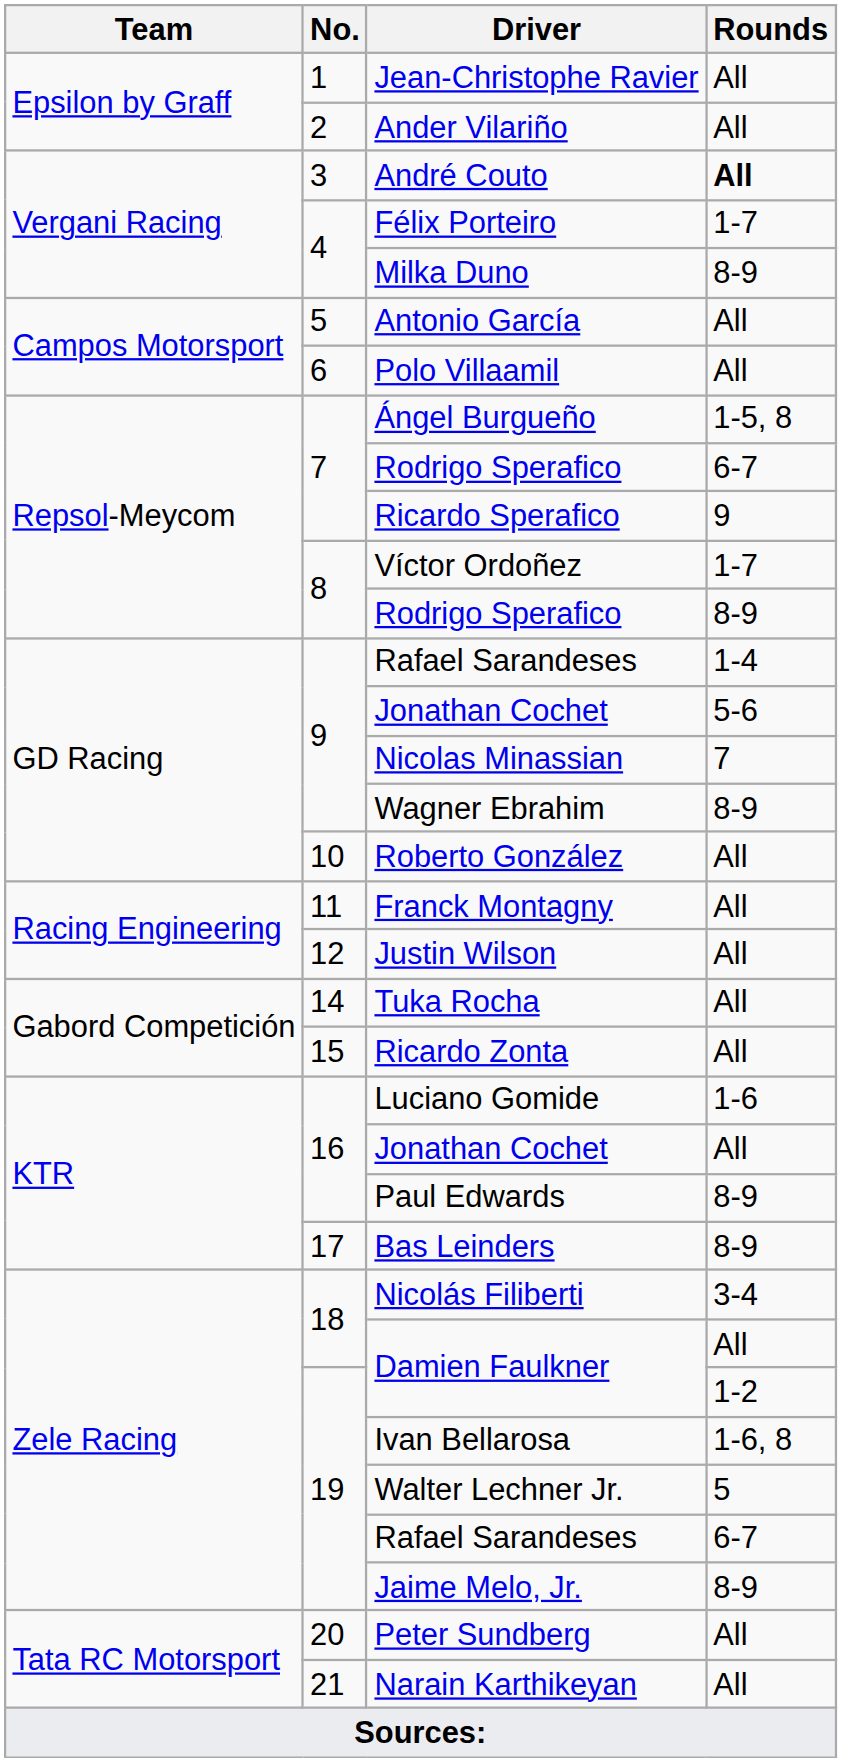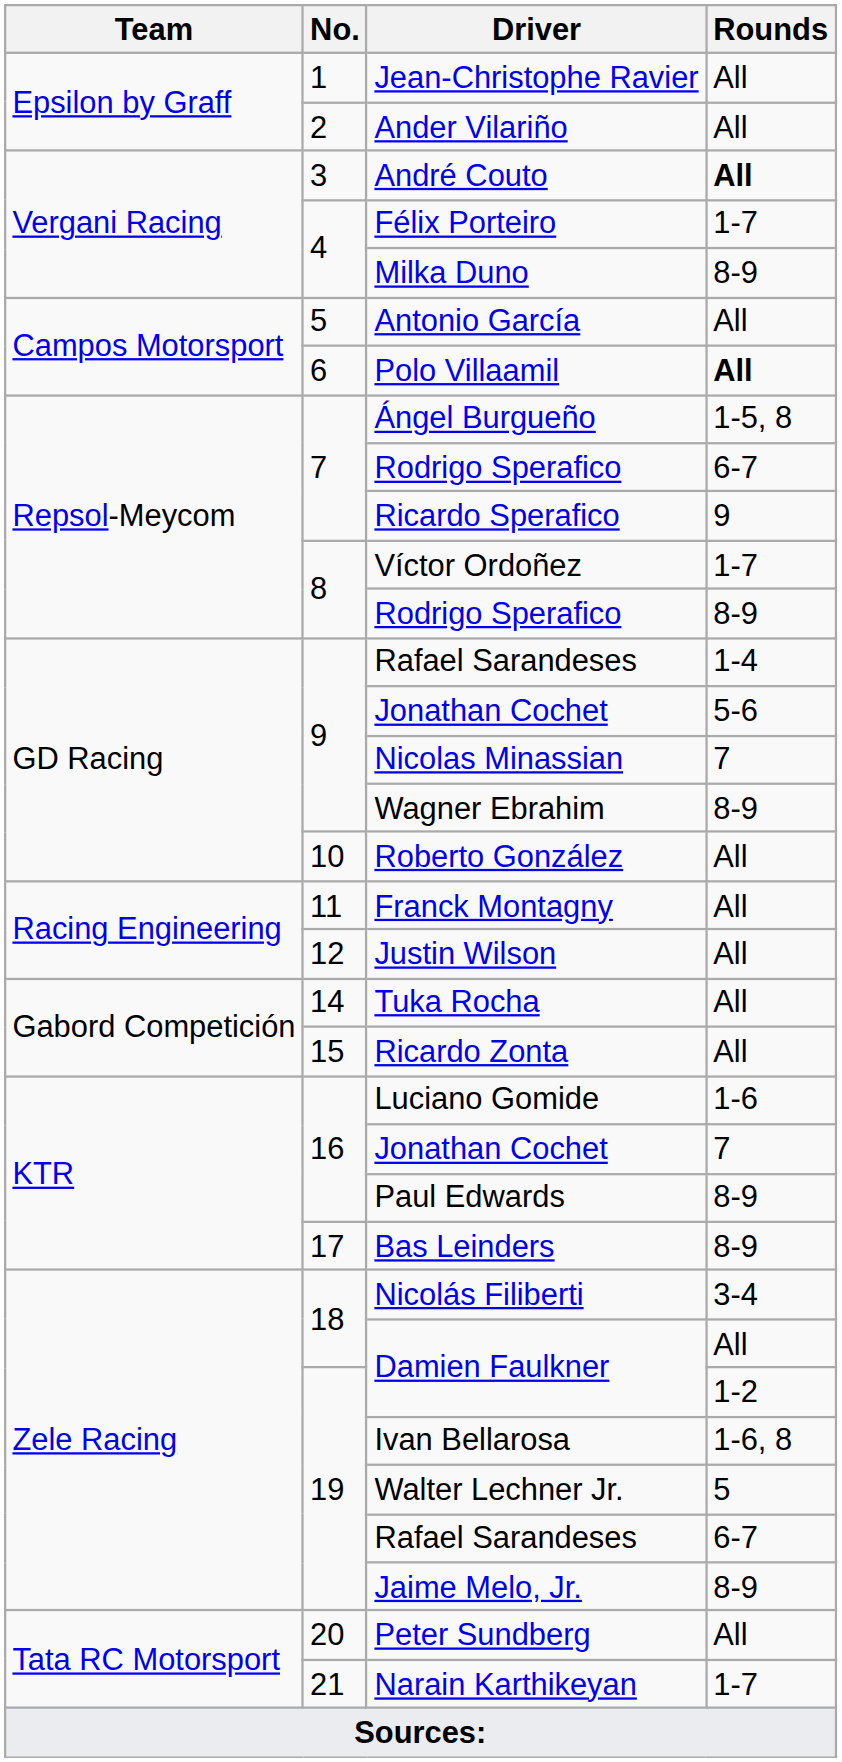(730, 370) normal -> (733, 370) bold
(730, 1148) All -> (722, 1148) 7
(730, 1684) All -> (736, 1684) 1-7
